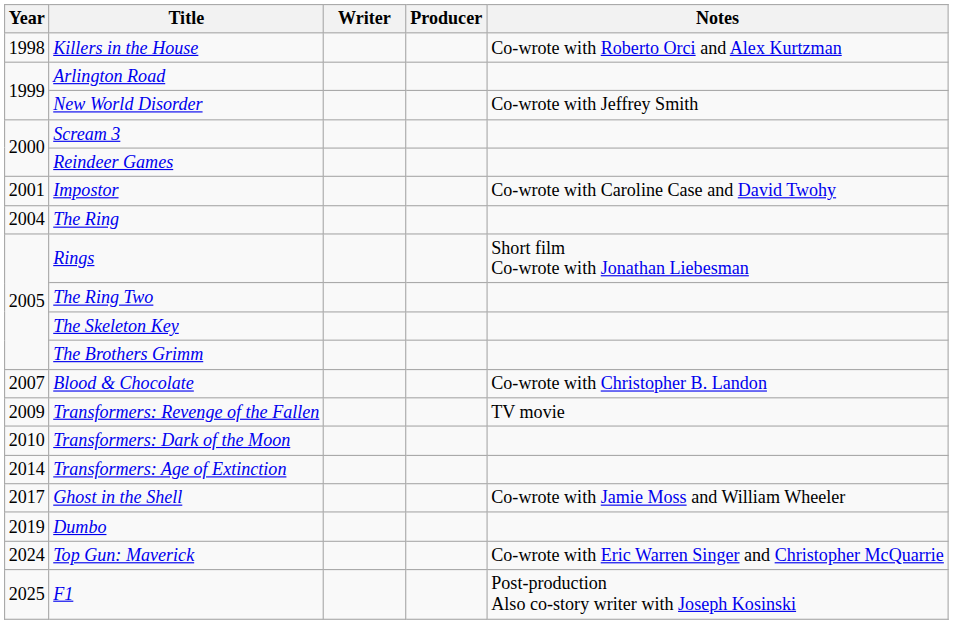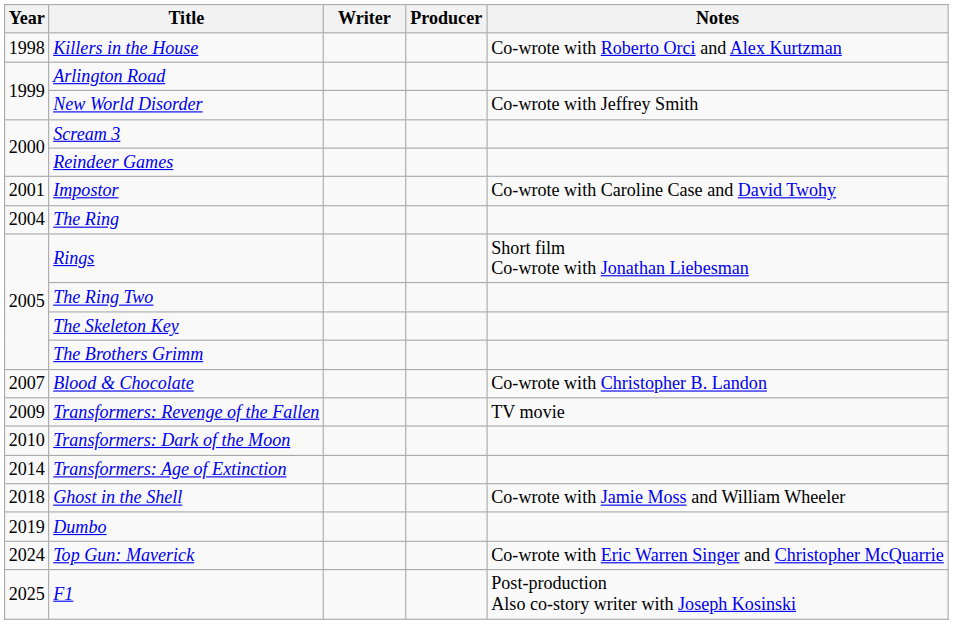(27, 497) 2017 -> (27, 497) 2018
